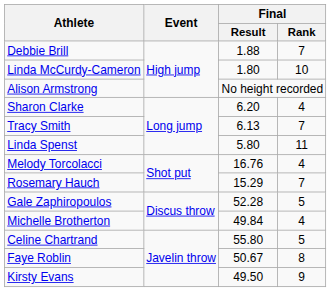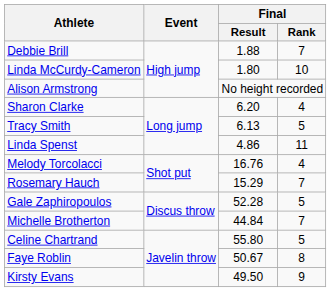(302, 126) 7 -> (302, 126) 5
(248, 145) 5.80 -> (248, 145) 4.86
(248, 221) 49.84 -> (248, 221) 44.84
(302, 221) 4 -> (302, 221) 7
